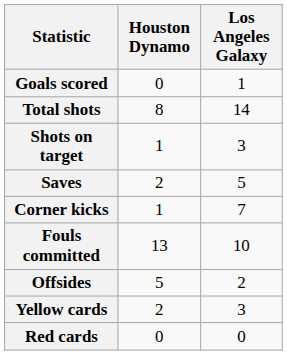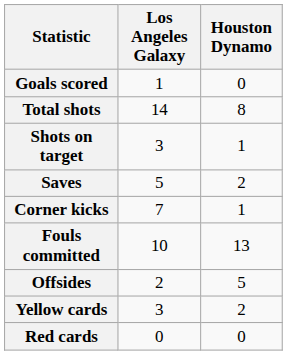columns swapped: (241, 37) <-> (159, 37)
